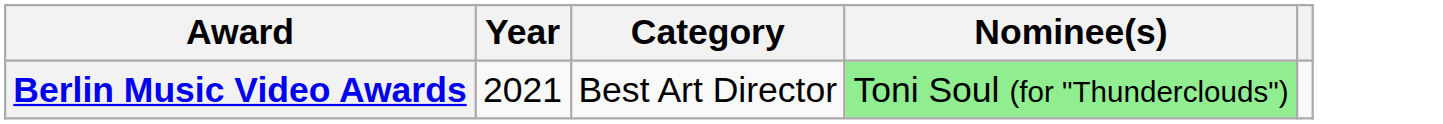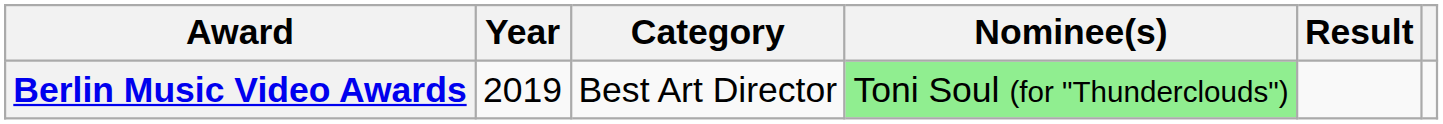+ column: (1359, 32)
(523, 88) 2021 -> (523, 88) 2019
